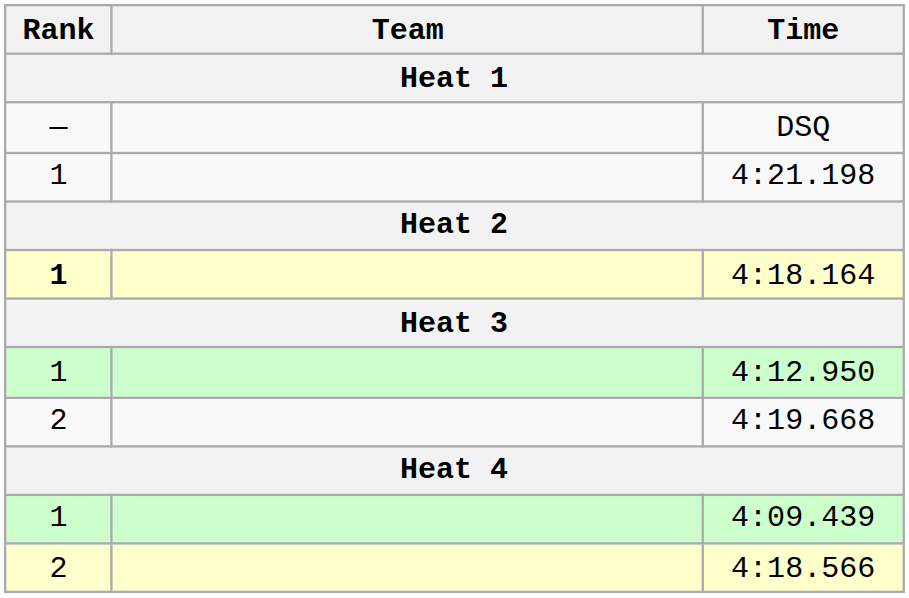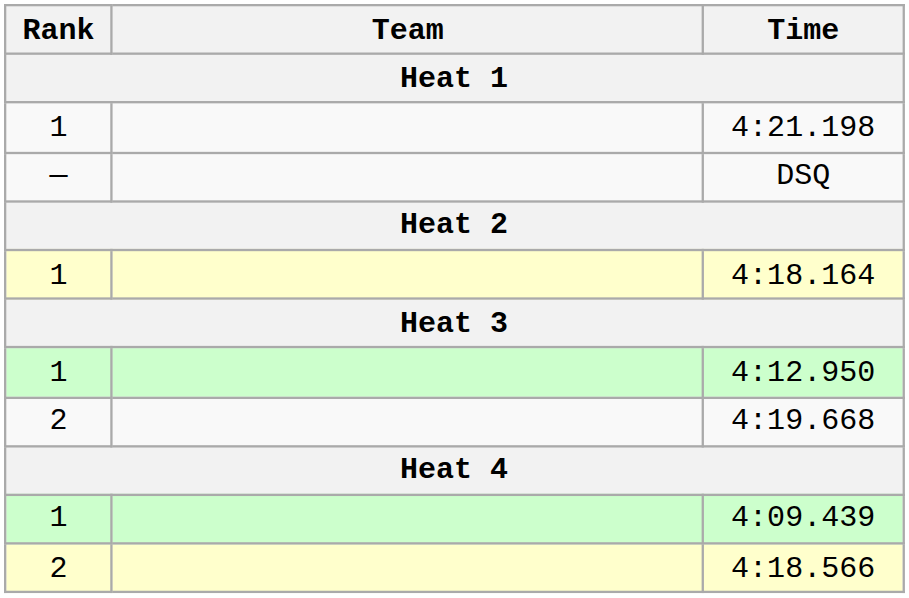rows swapped: (803, 176) <-> (803, 128)
(59, 274) bold -> (59, 274) normal
